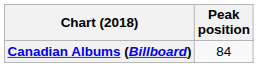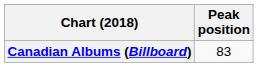(224, 51) 84 -> (224, 51) 83
